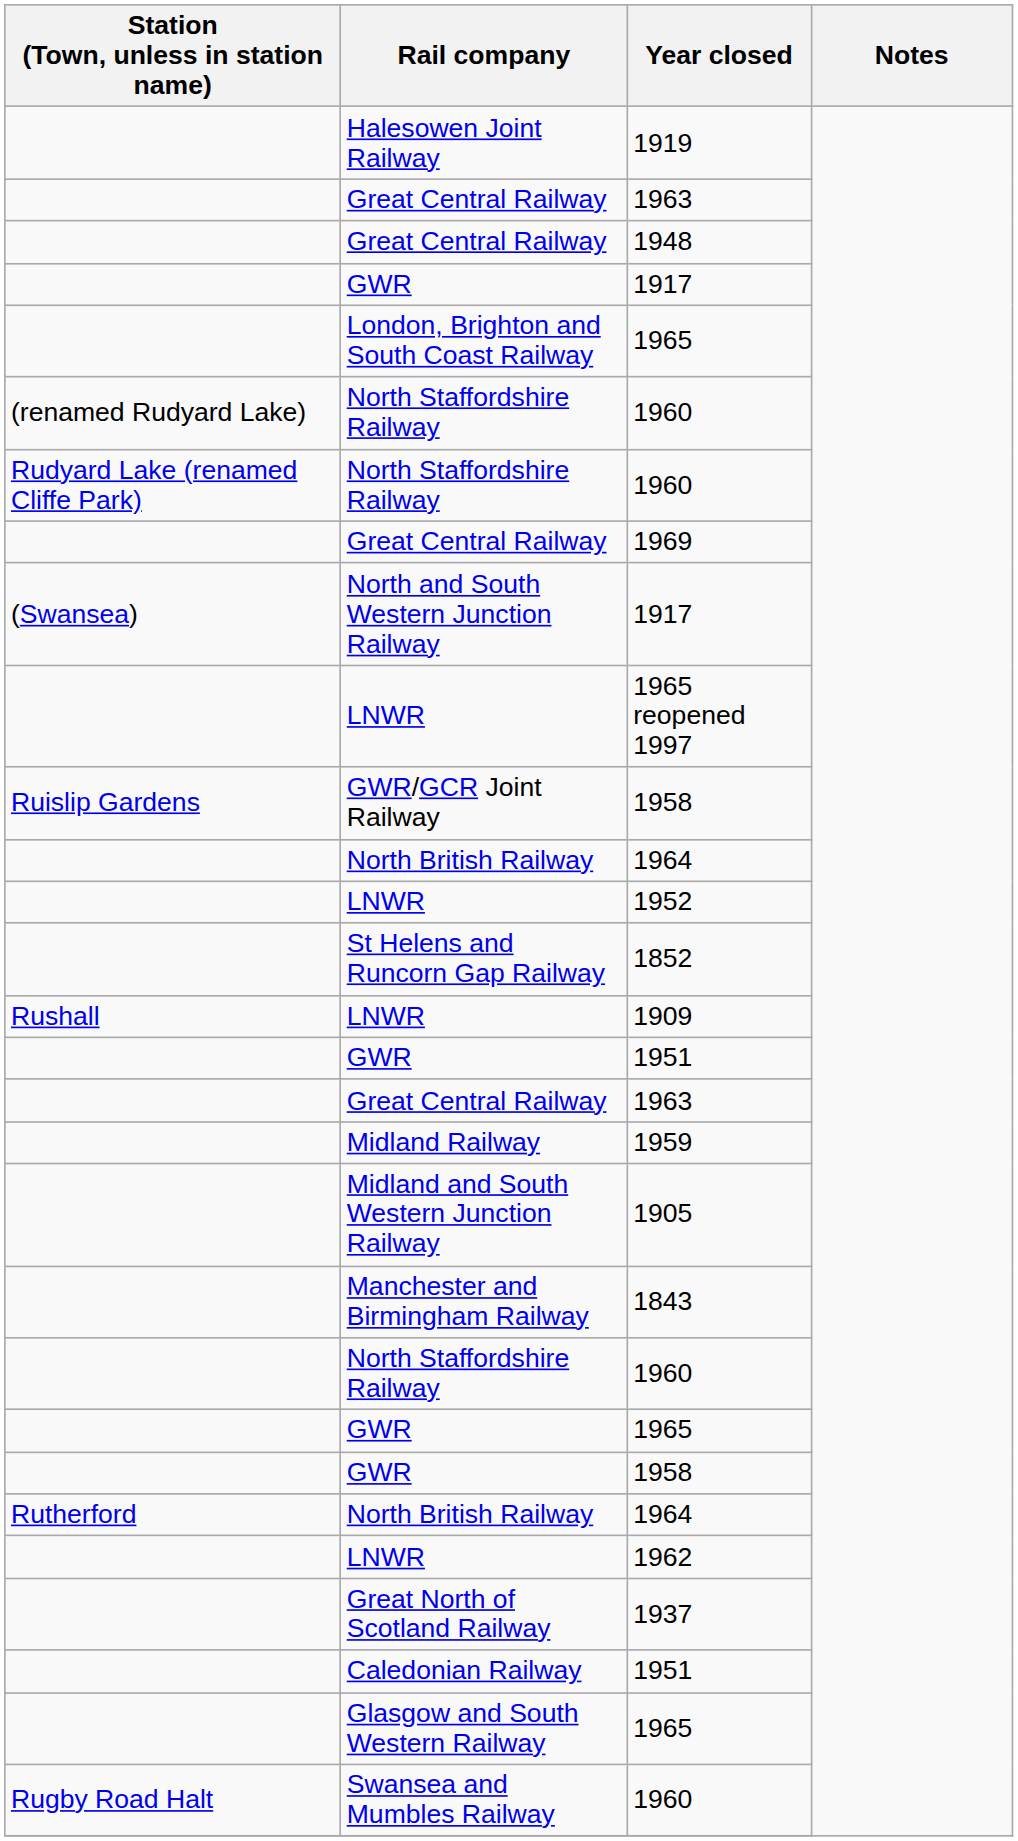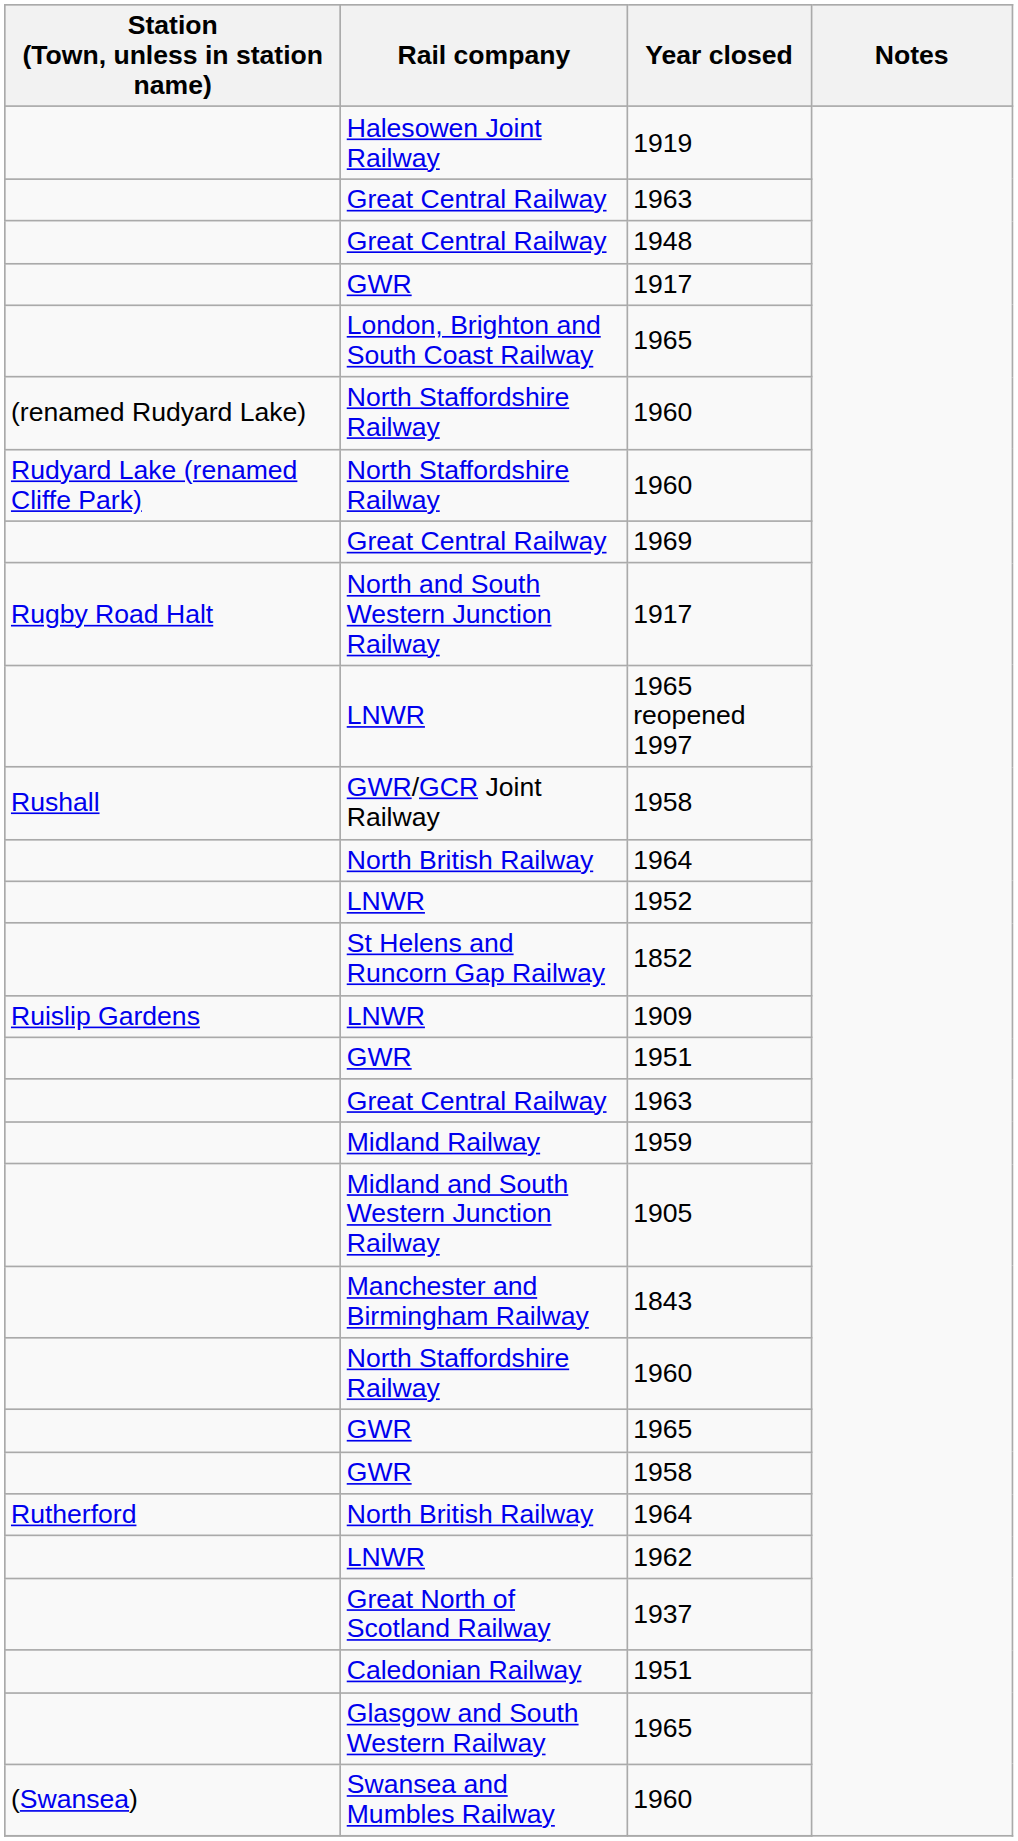(74, 613) (Swansea) -> (112, 613) Rugby Road Halt
(105, 802) Ruislip Gardens -> (55, 802) Rushall
(55, 1015) Rushall -> (105, 1015) Ruislip Gardens
(112, 1799) Rugby Road Halt -> (74, 1799) (Swansea)
